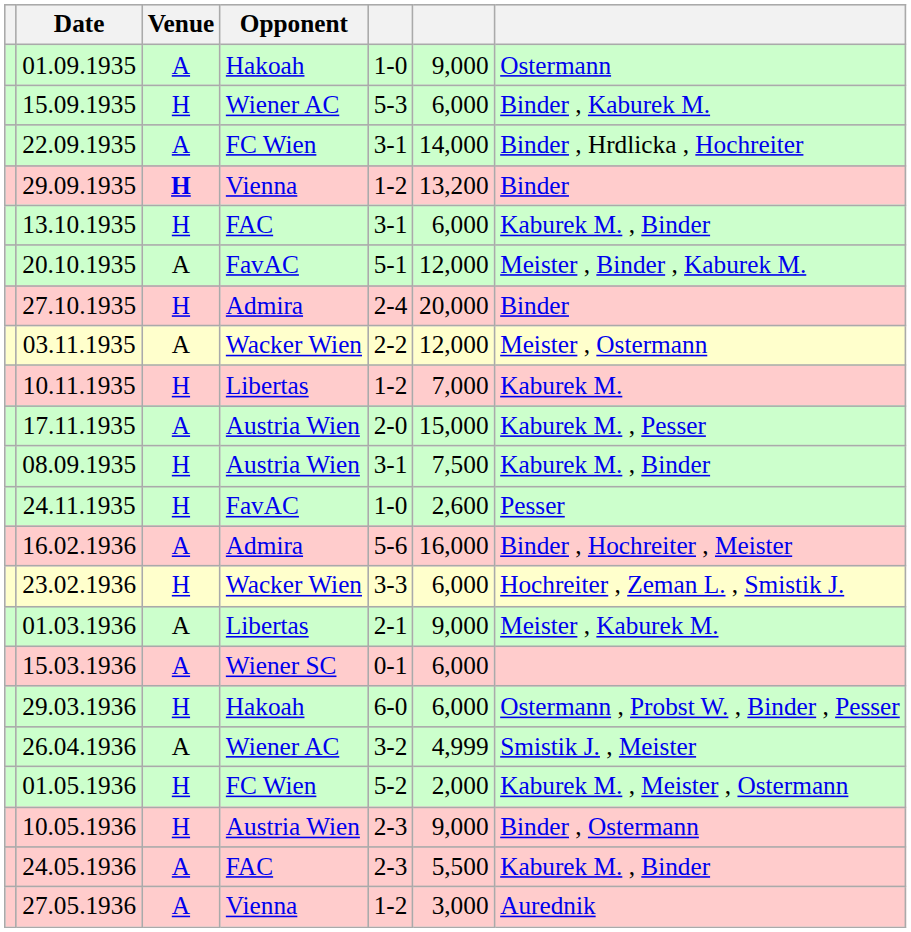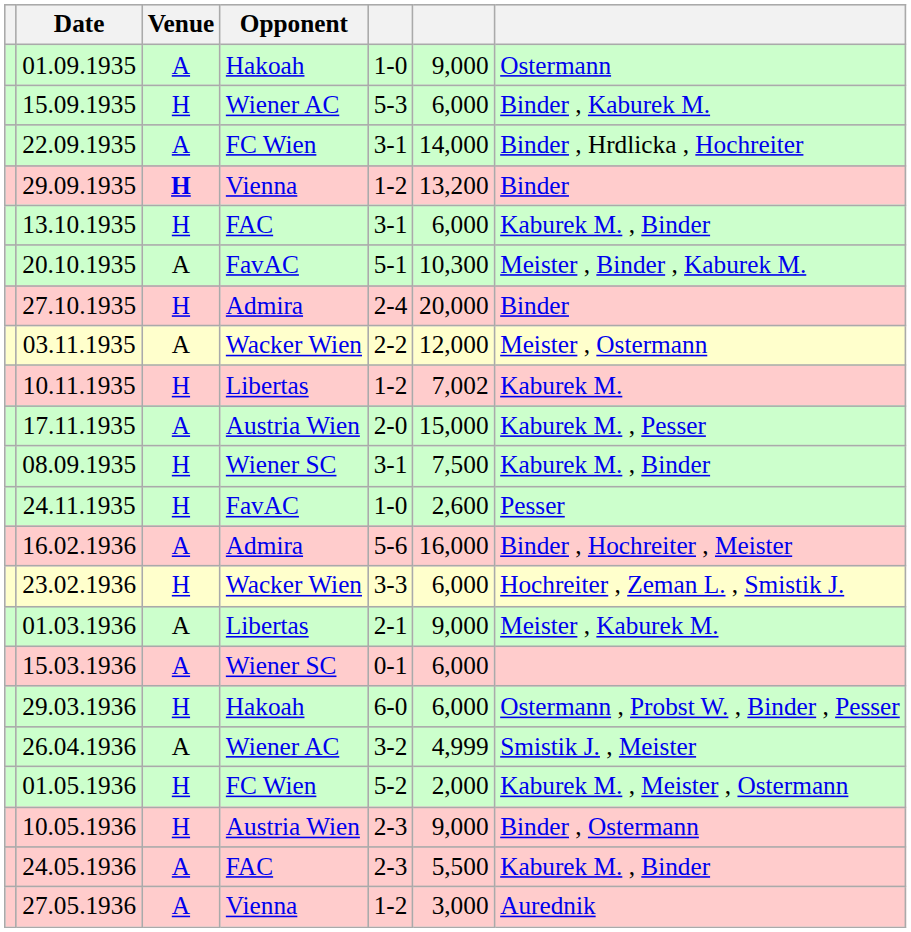(454, 265) 12,000 -> (454, 265) 10,300
(460, 385) 7,000 -> (460, 385) 7,002
(293, 465) Austria Wien -> (281, 465) Wiener SC
